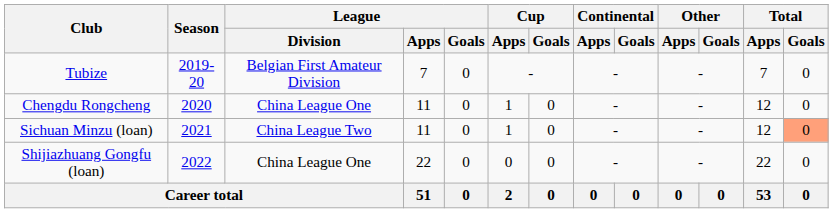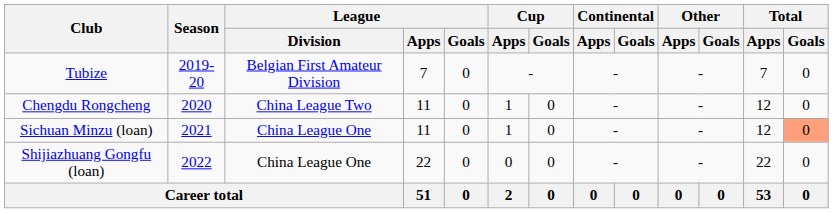(314, 105) China League One -> (314, 105) China League Two
(314, 130) China League Two -> (314, 130) China League One
